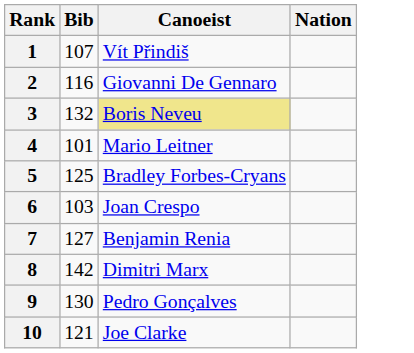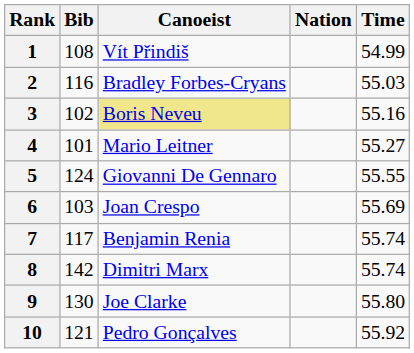+ column: (383, 20)
(79, 51) 107 -> (79, 51) 108
(190, 82) Giovanni De Gennaro -> (194, 82) Bradley Forbes-Cryans
(79, 113) 132 -> (79, 113) 102
(79, 176) 125 -> (79, 176) 124
(194, 176) Bradley Forbes-Cryans -> (190, 176) Giovanni De Gennaro
(79, 238) 127 -> (79, 238) 117
(170, 301) Pedro Gonçalves -> (145, 301) Joe Clarke
(145, 332) Joe Clarke -> (170, 332) Pedro Gonçalves
